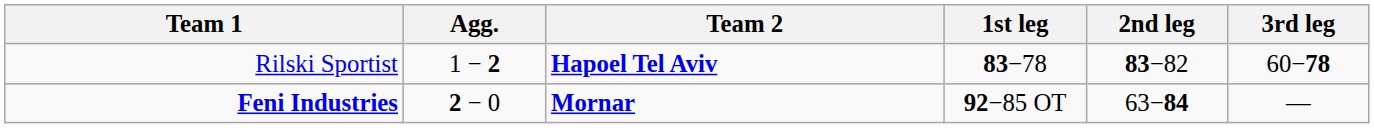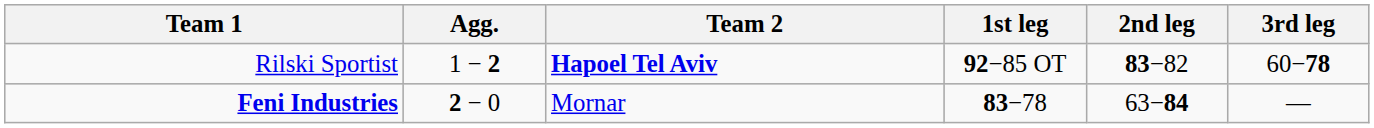(1015, 63) 83−78 -> (1015, 63) 92−85 OT
(593, 102) bold -> (588, 102) normal
(1015, 102) 92−85 OT -> (1015, 102) 83−78
